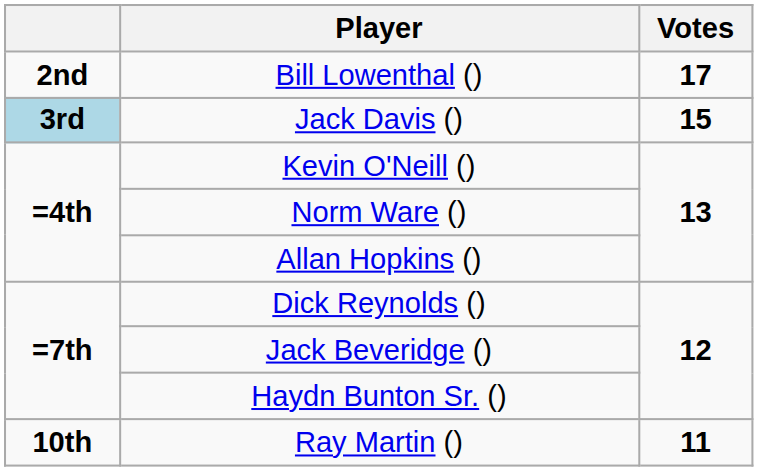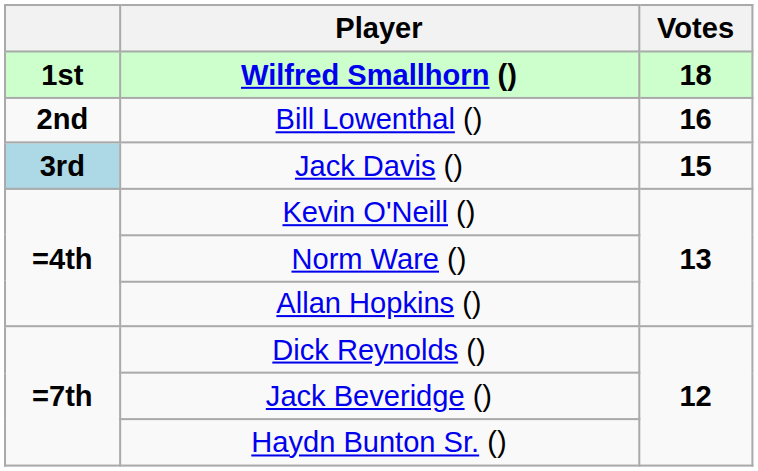+ row: (379, 74)
(696, 74) 17 -> (696, 120) 16
- row: (379, 442)
